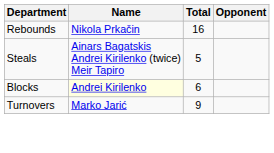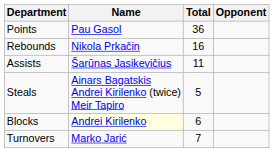+ row: (22, 30)
+ row: (24, 64)
(198, 105) 9 -> (198, 139) 7
